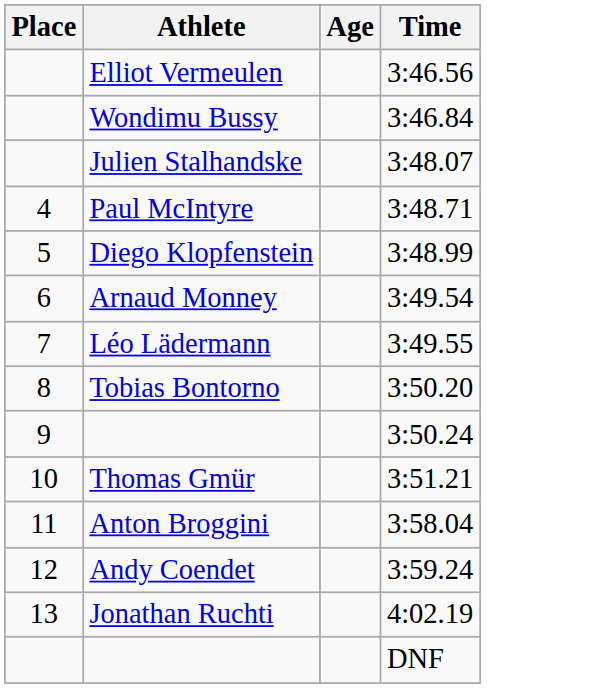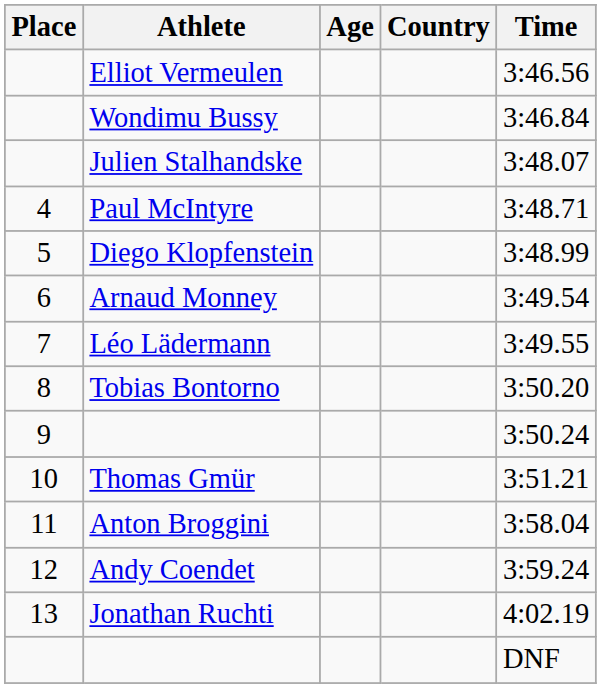+ column: (438, 27)
